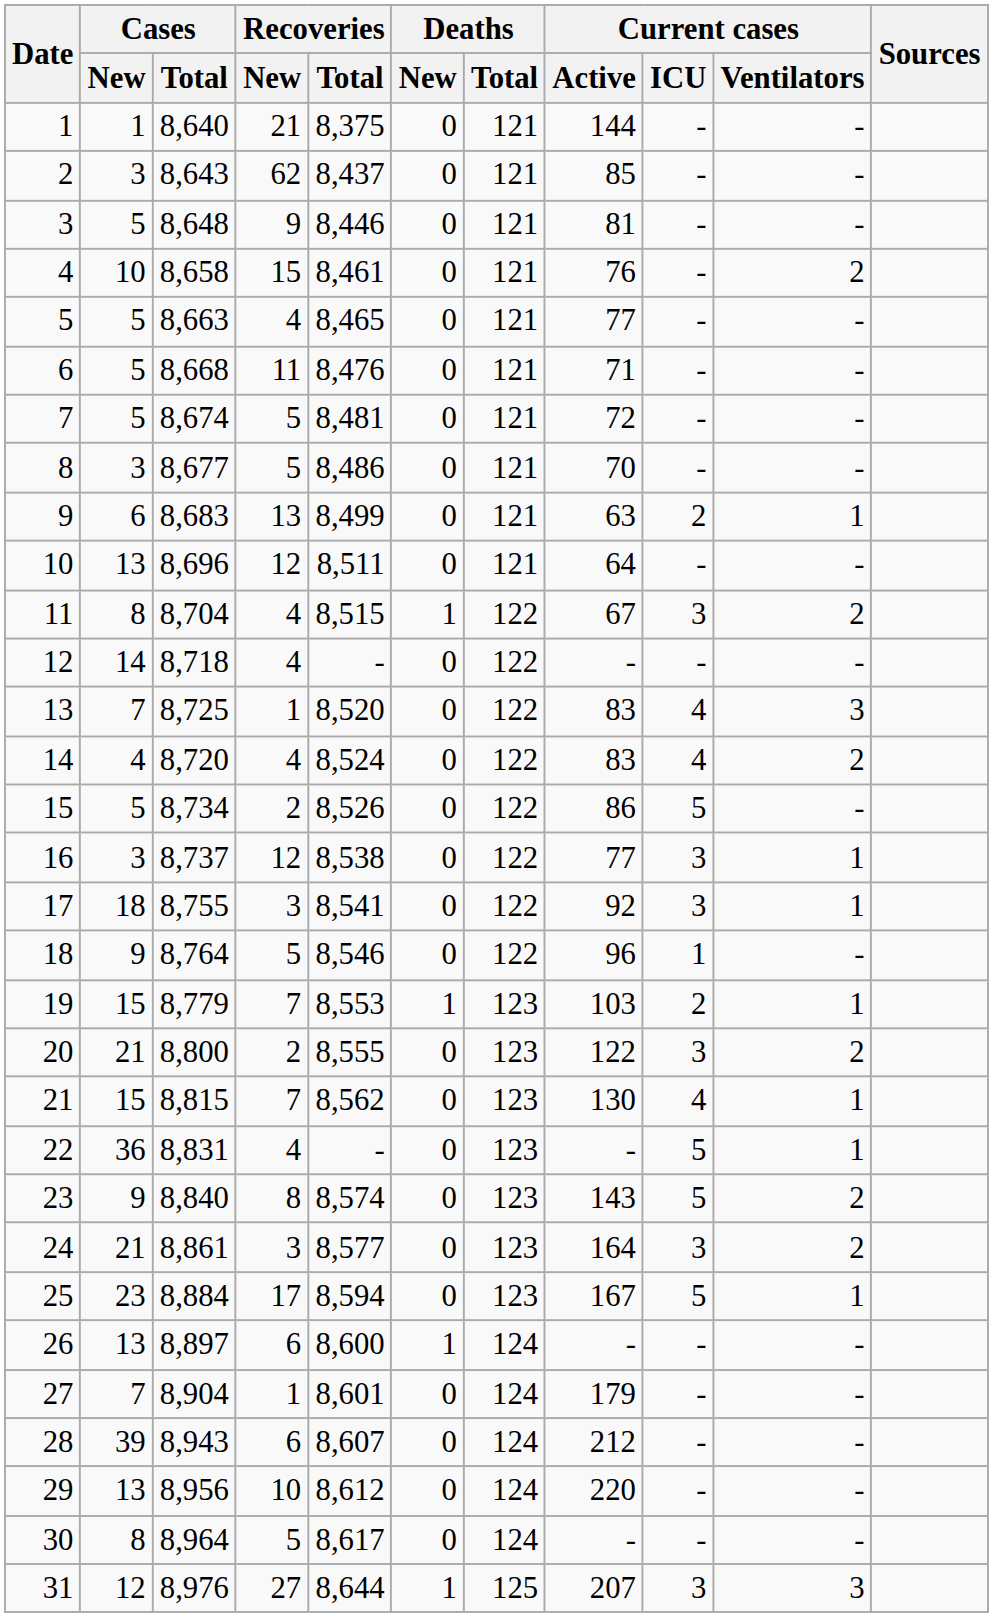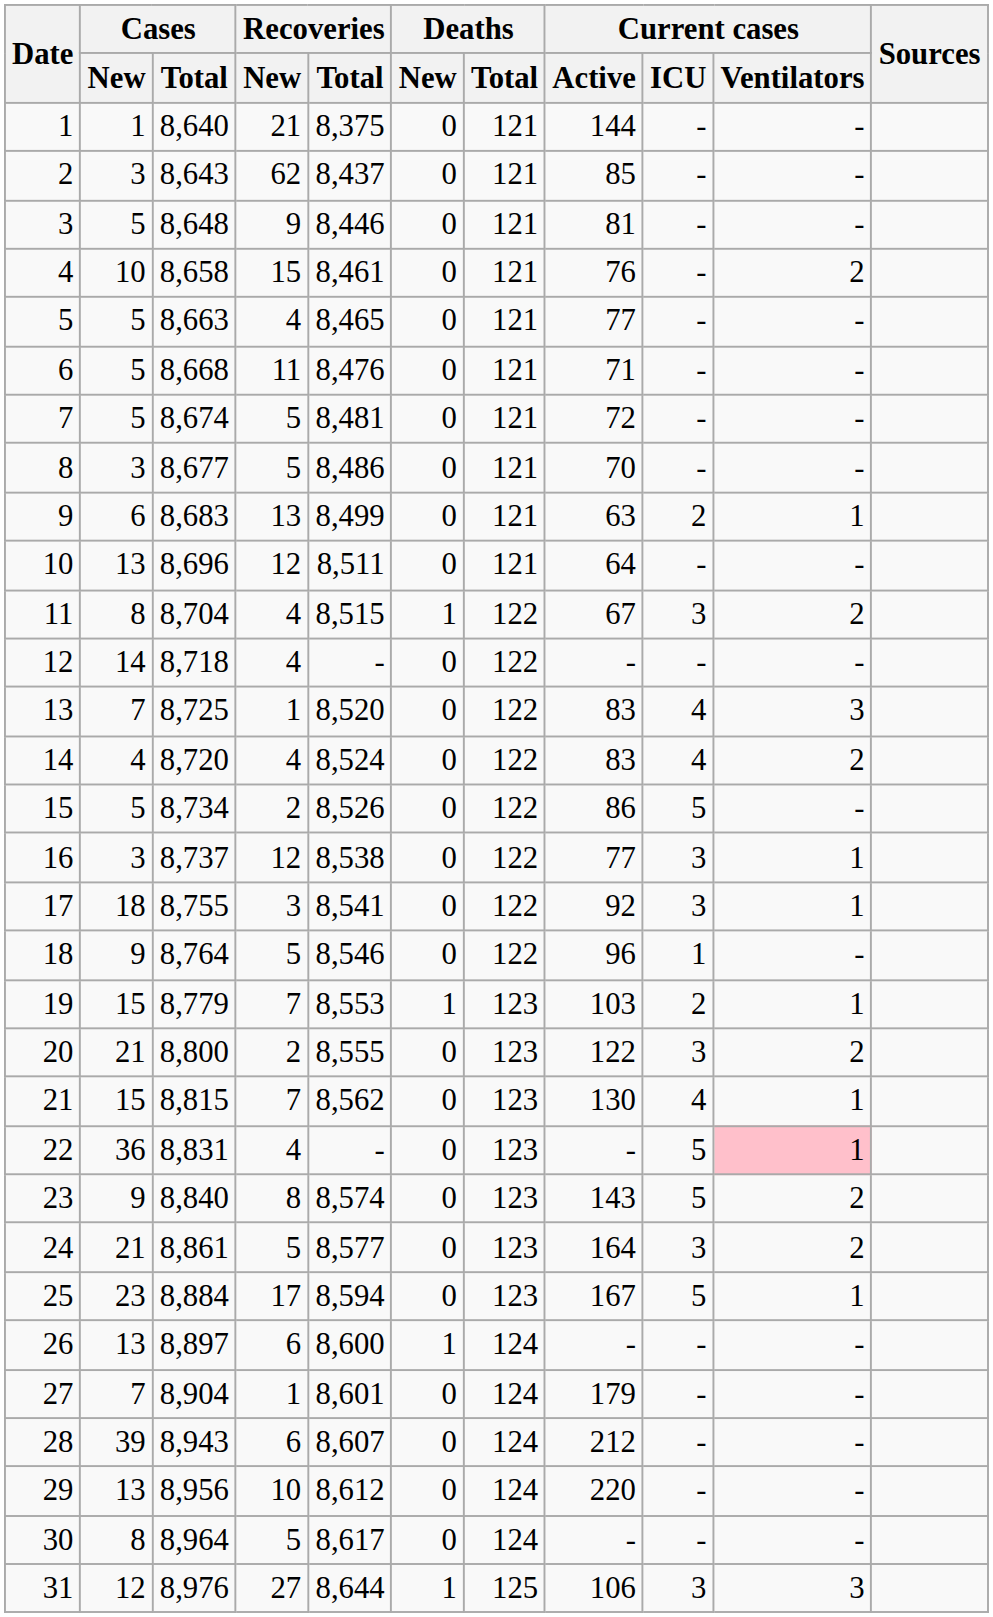(857, 1149) no background -> (857, 1149) pink background
(294, 1246) 3 -> (294, 1246) 5
(613, 1587) 207 -> (613, 1587) 106
